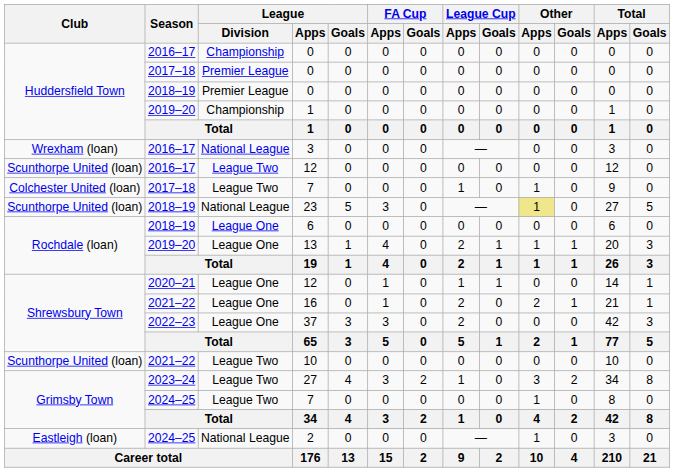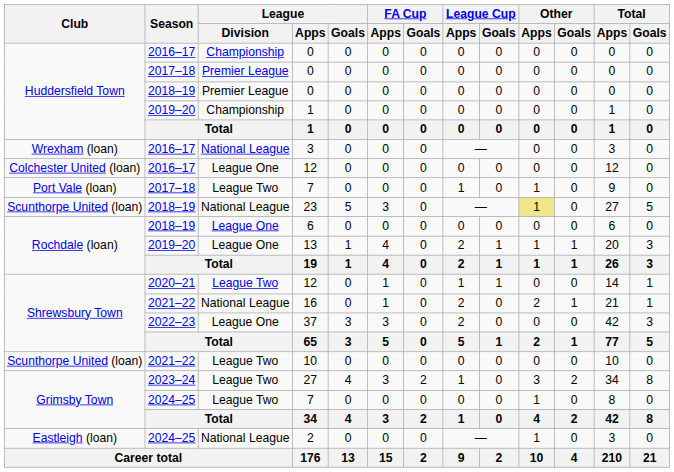(75, 168) Scunthorpe United (loan) -> (75, 168) Colchester United (loan)
(245, 168) League Two -> (245, 168) League One
(75, 187) Colchester United (loan) -> (75, 187) Port Vale (loan)
(245, 284) League One -> (245, 284) League Two
(245, 303) League One -> (245, 303) National League
